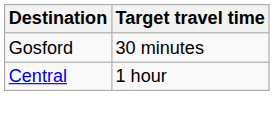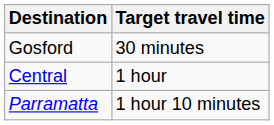+ row: (53, 104)
